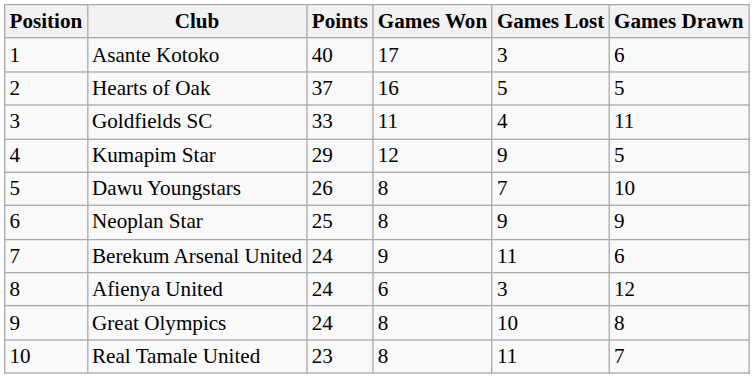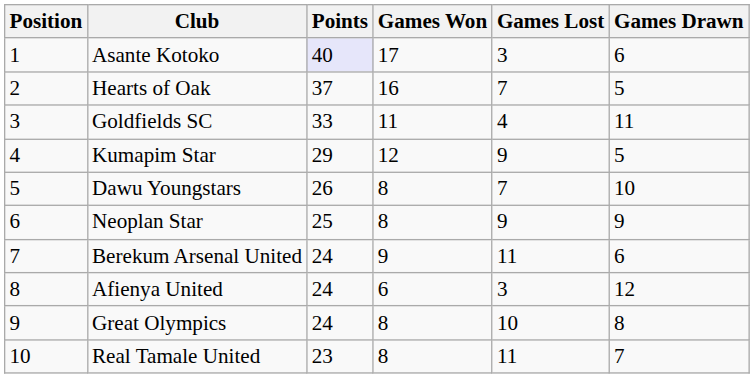(322, 54) no background -> (322, 54) lavender background
(502, 88) 5 -> (502, 88) 7
